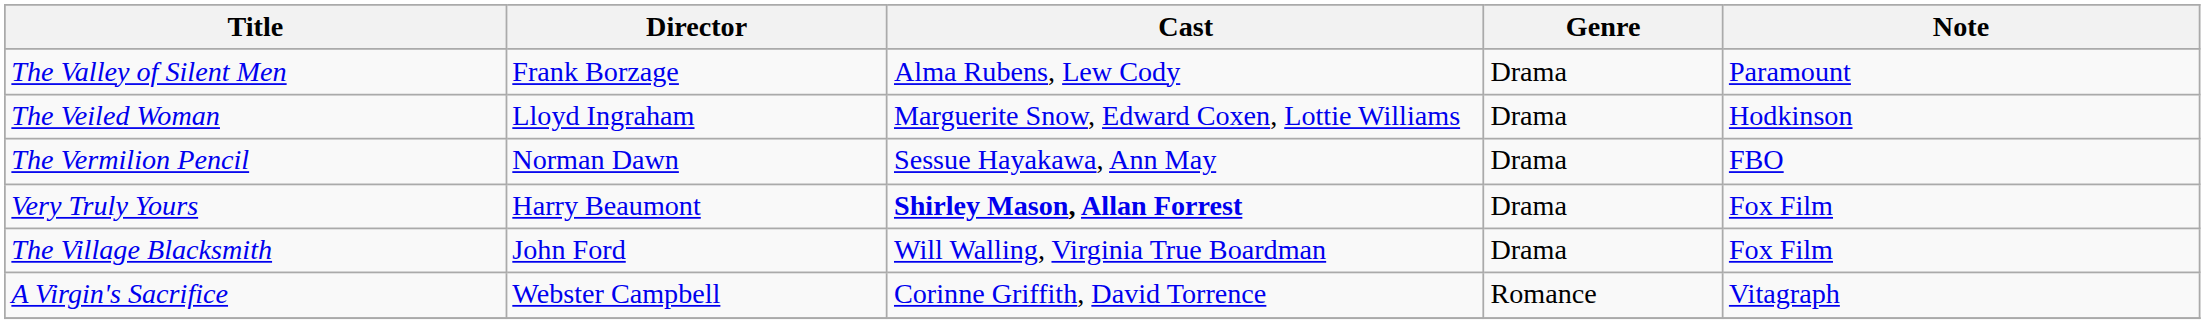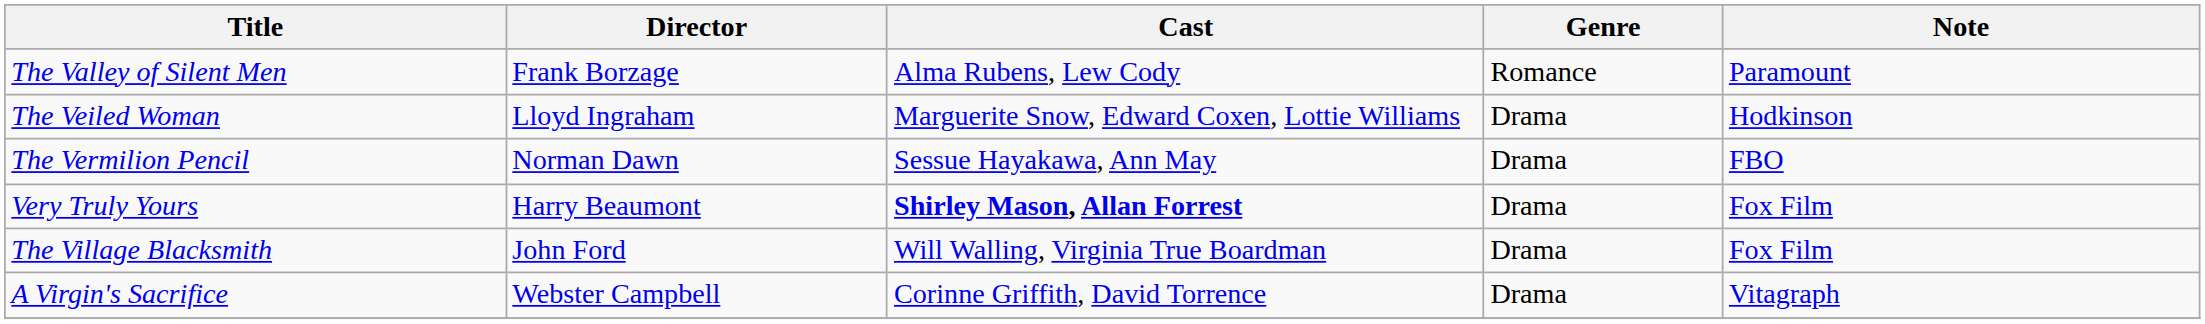(1529, 71) Drama -> (1544, 71) Romance
(1544, 294) Romance -> (1529, 294) Drama
